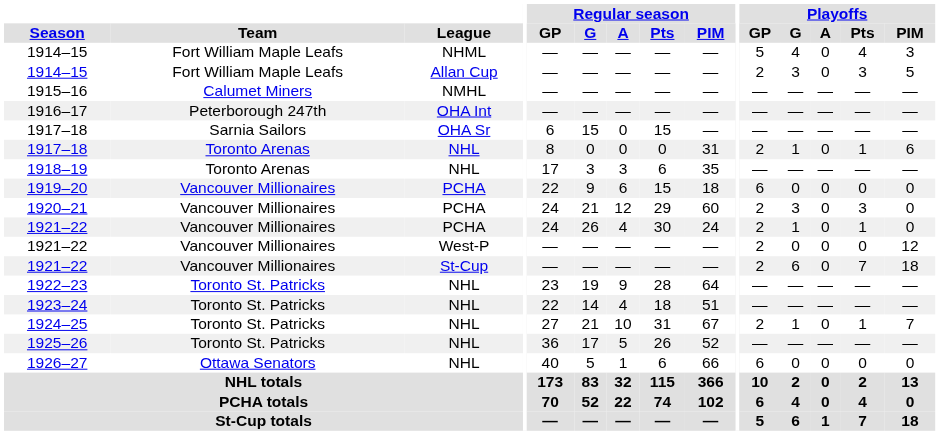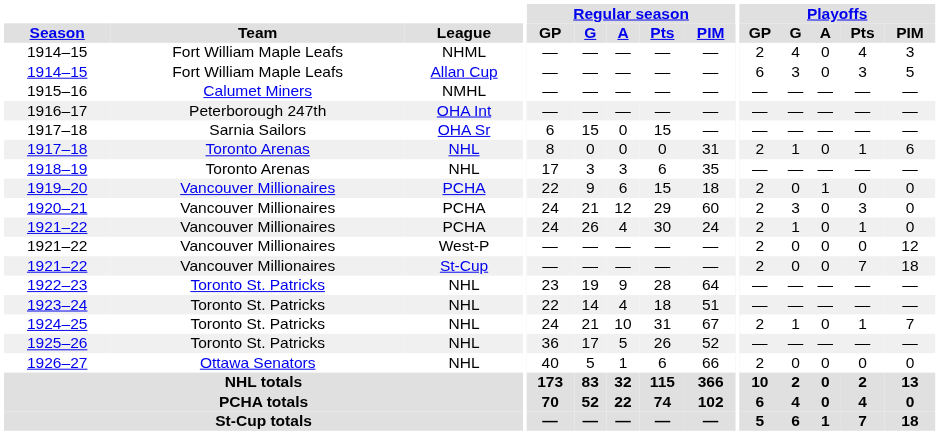(760, 52) 5 -> (760, 52) 2
(760, 71) 2 -> (760, 71) 6
(760, 188) 6 -> (760, 188) 2
(825, 188) 0 -> (825, 188) 1
(796, 265) 6 -> (796, 265) 0
(550, 324) 27 -> (550, 324) 24
(760, 362) 6 -> (760, 362) 2
